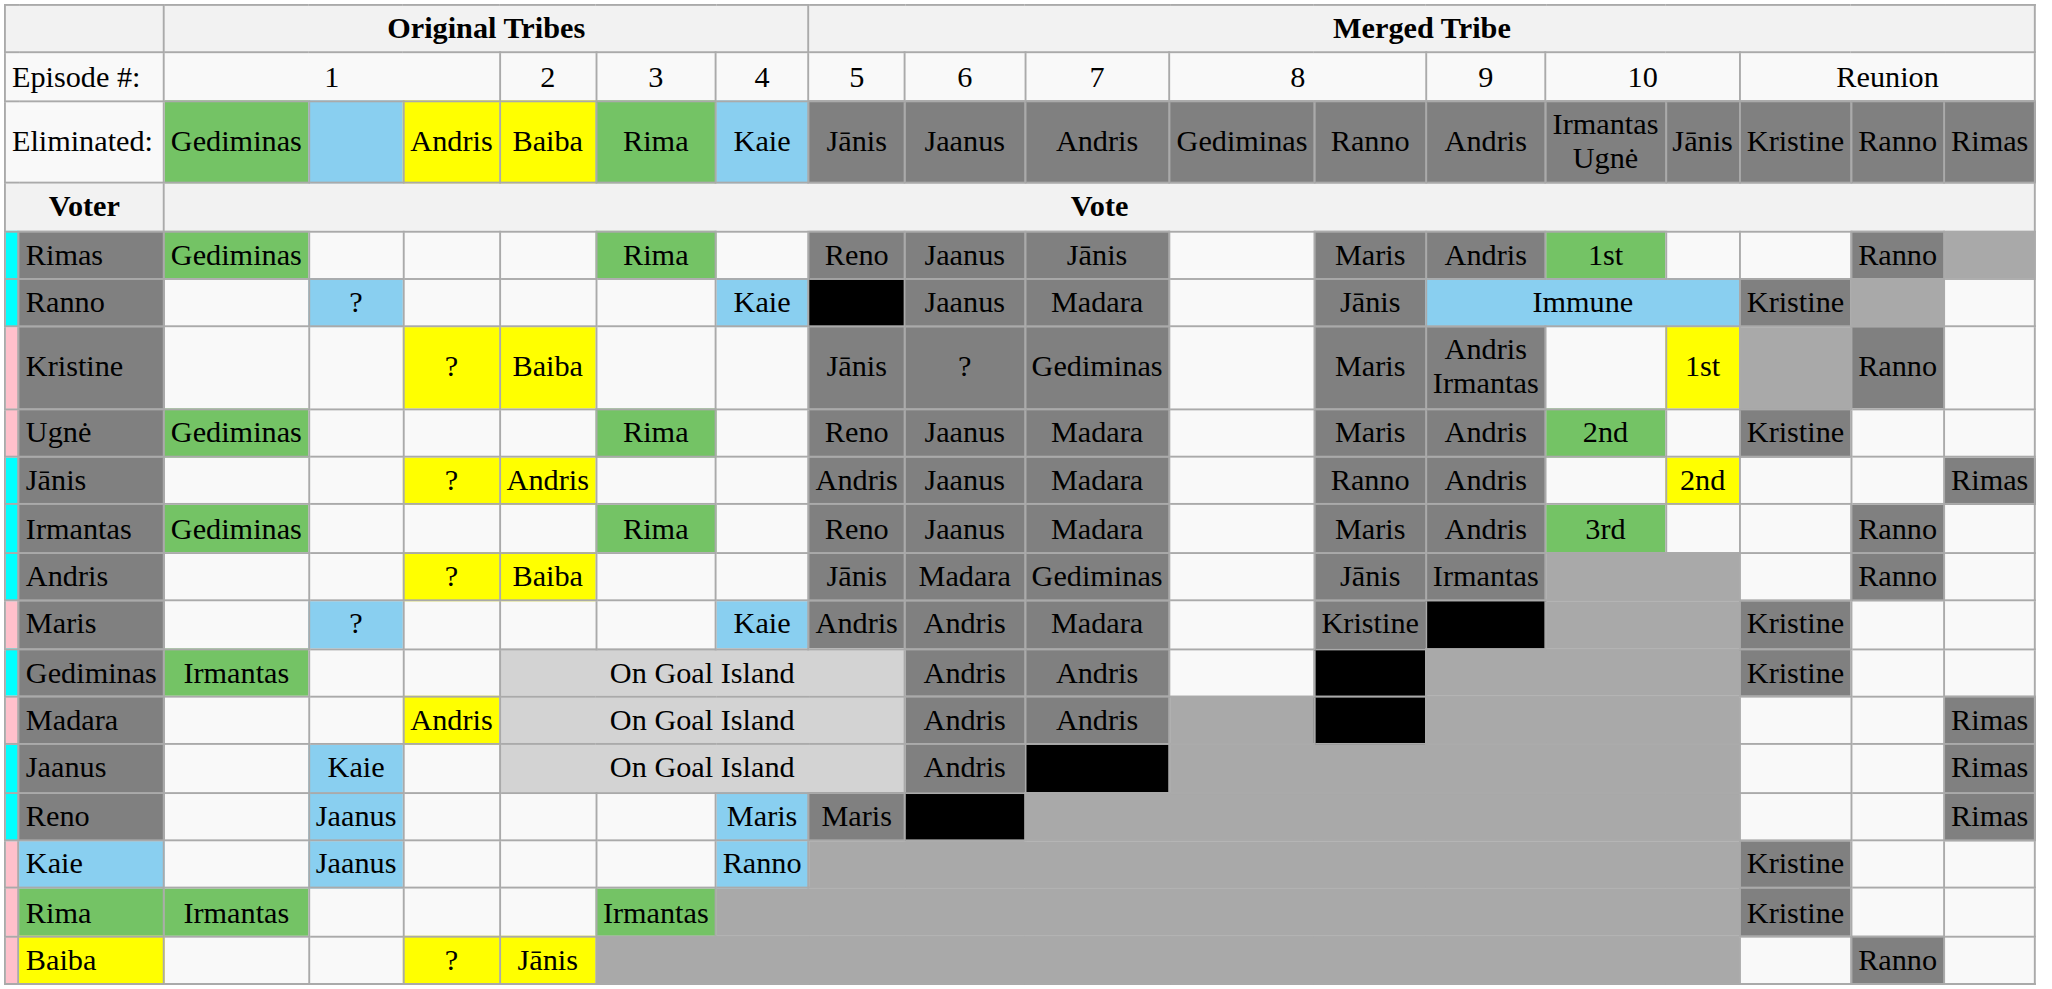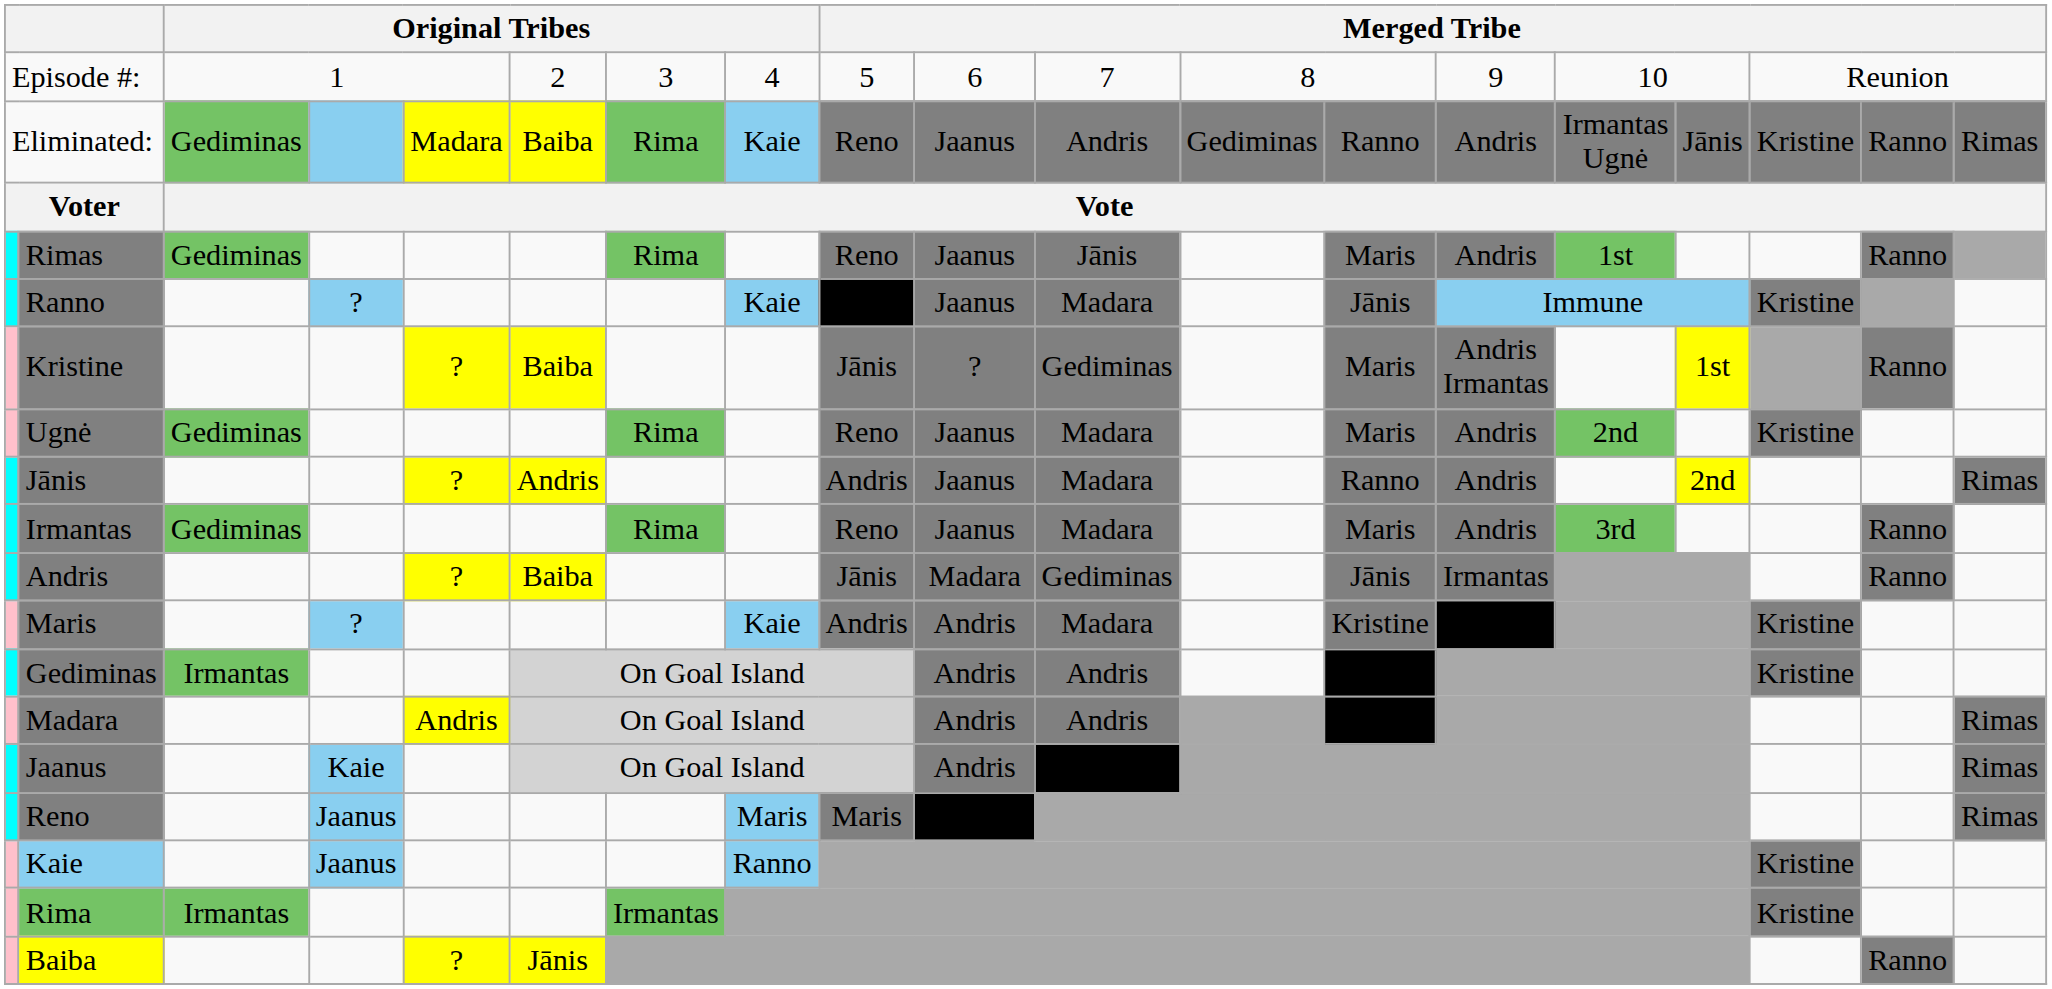(452, 141) Andris -> (457, 141) Madara
(857, 141) Jānis -> (867, 141) Reno
